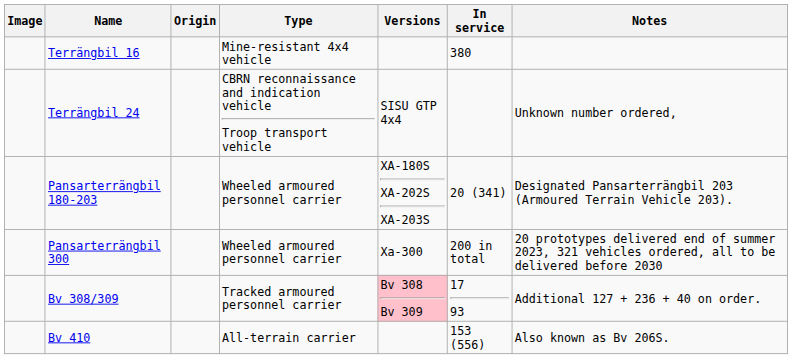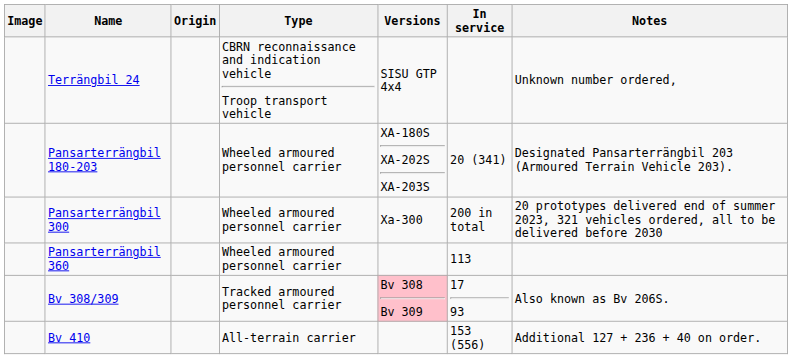- row: (94, 53)
+ row: (104, 259)
(638, 298) Additional 127 + 236 + 40 on order. -> (592, 298) Also known as Bv 206S.
(592, 338) Also known as Bv 206S. -> (638, 338) Additional 127 + 236 + 40 on order.
